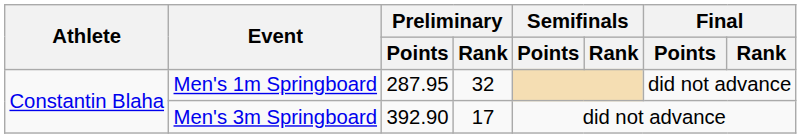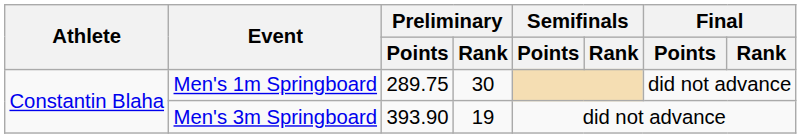(418, 85) 287.95 -> (418, 85) 289.75
(483, 85) 32 -> (483, 85) 30
(418, 117) 392.90 -> (418, 117) 393.90
(483, 117) 17 -> (483, 117) 19
